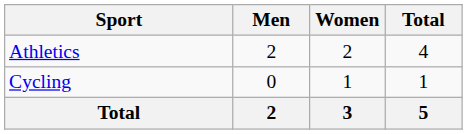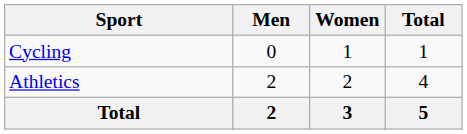rows swapped: (44, 50) <-> (40, 81)
